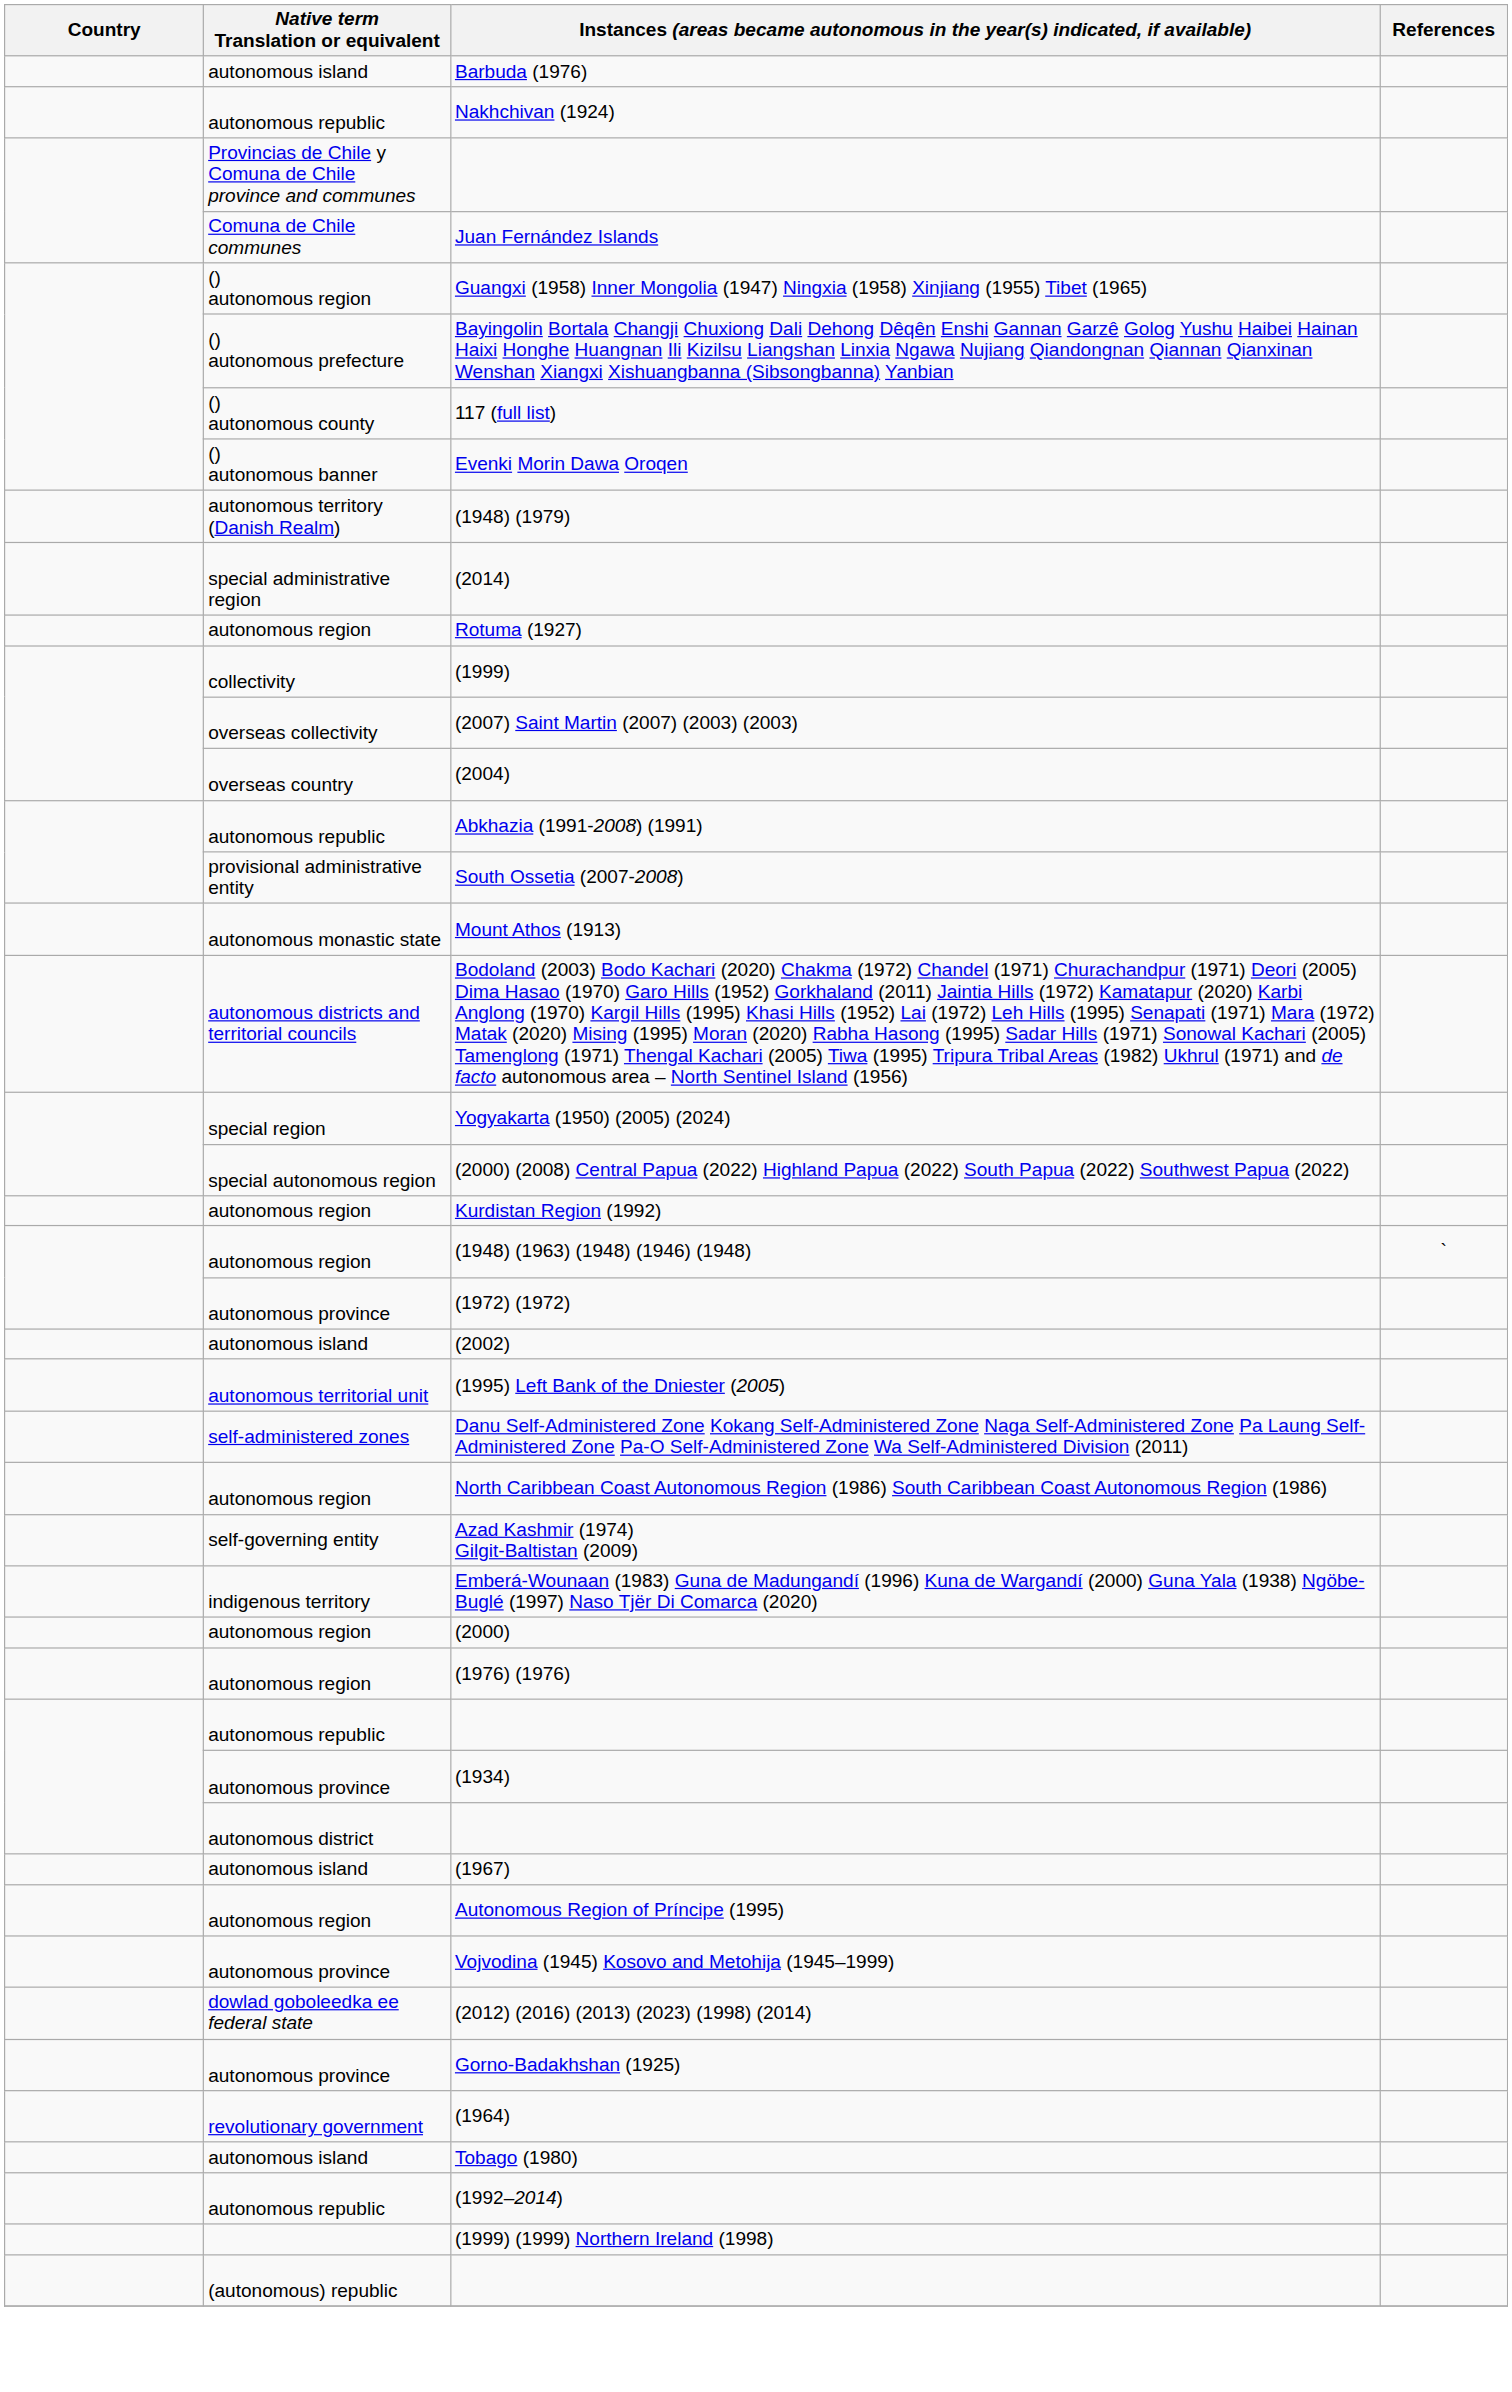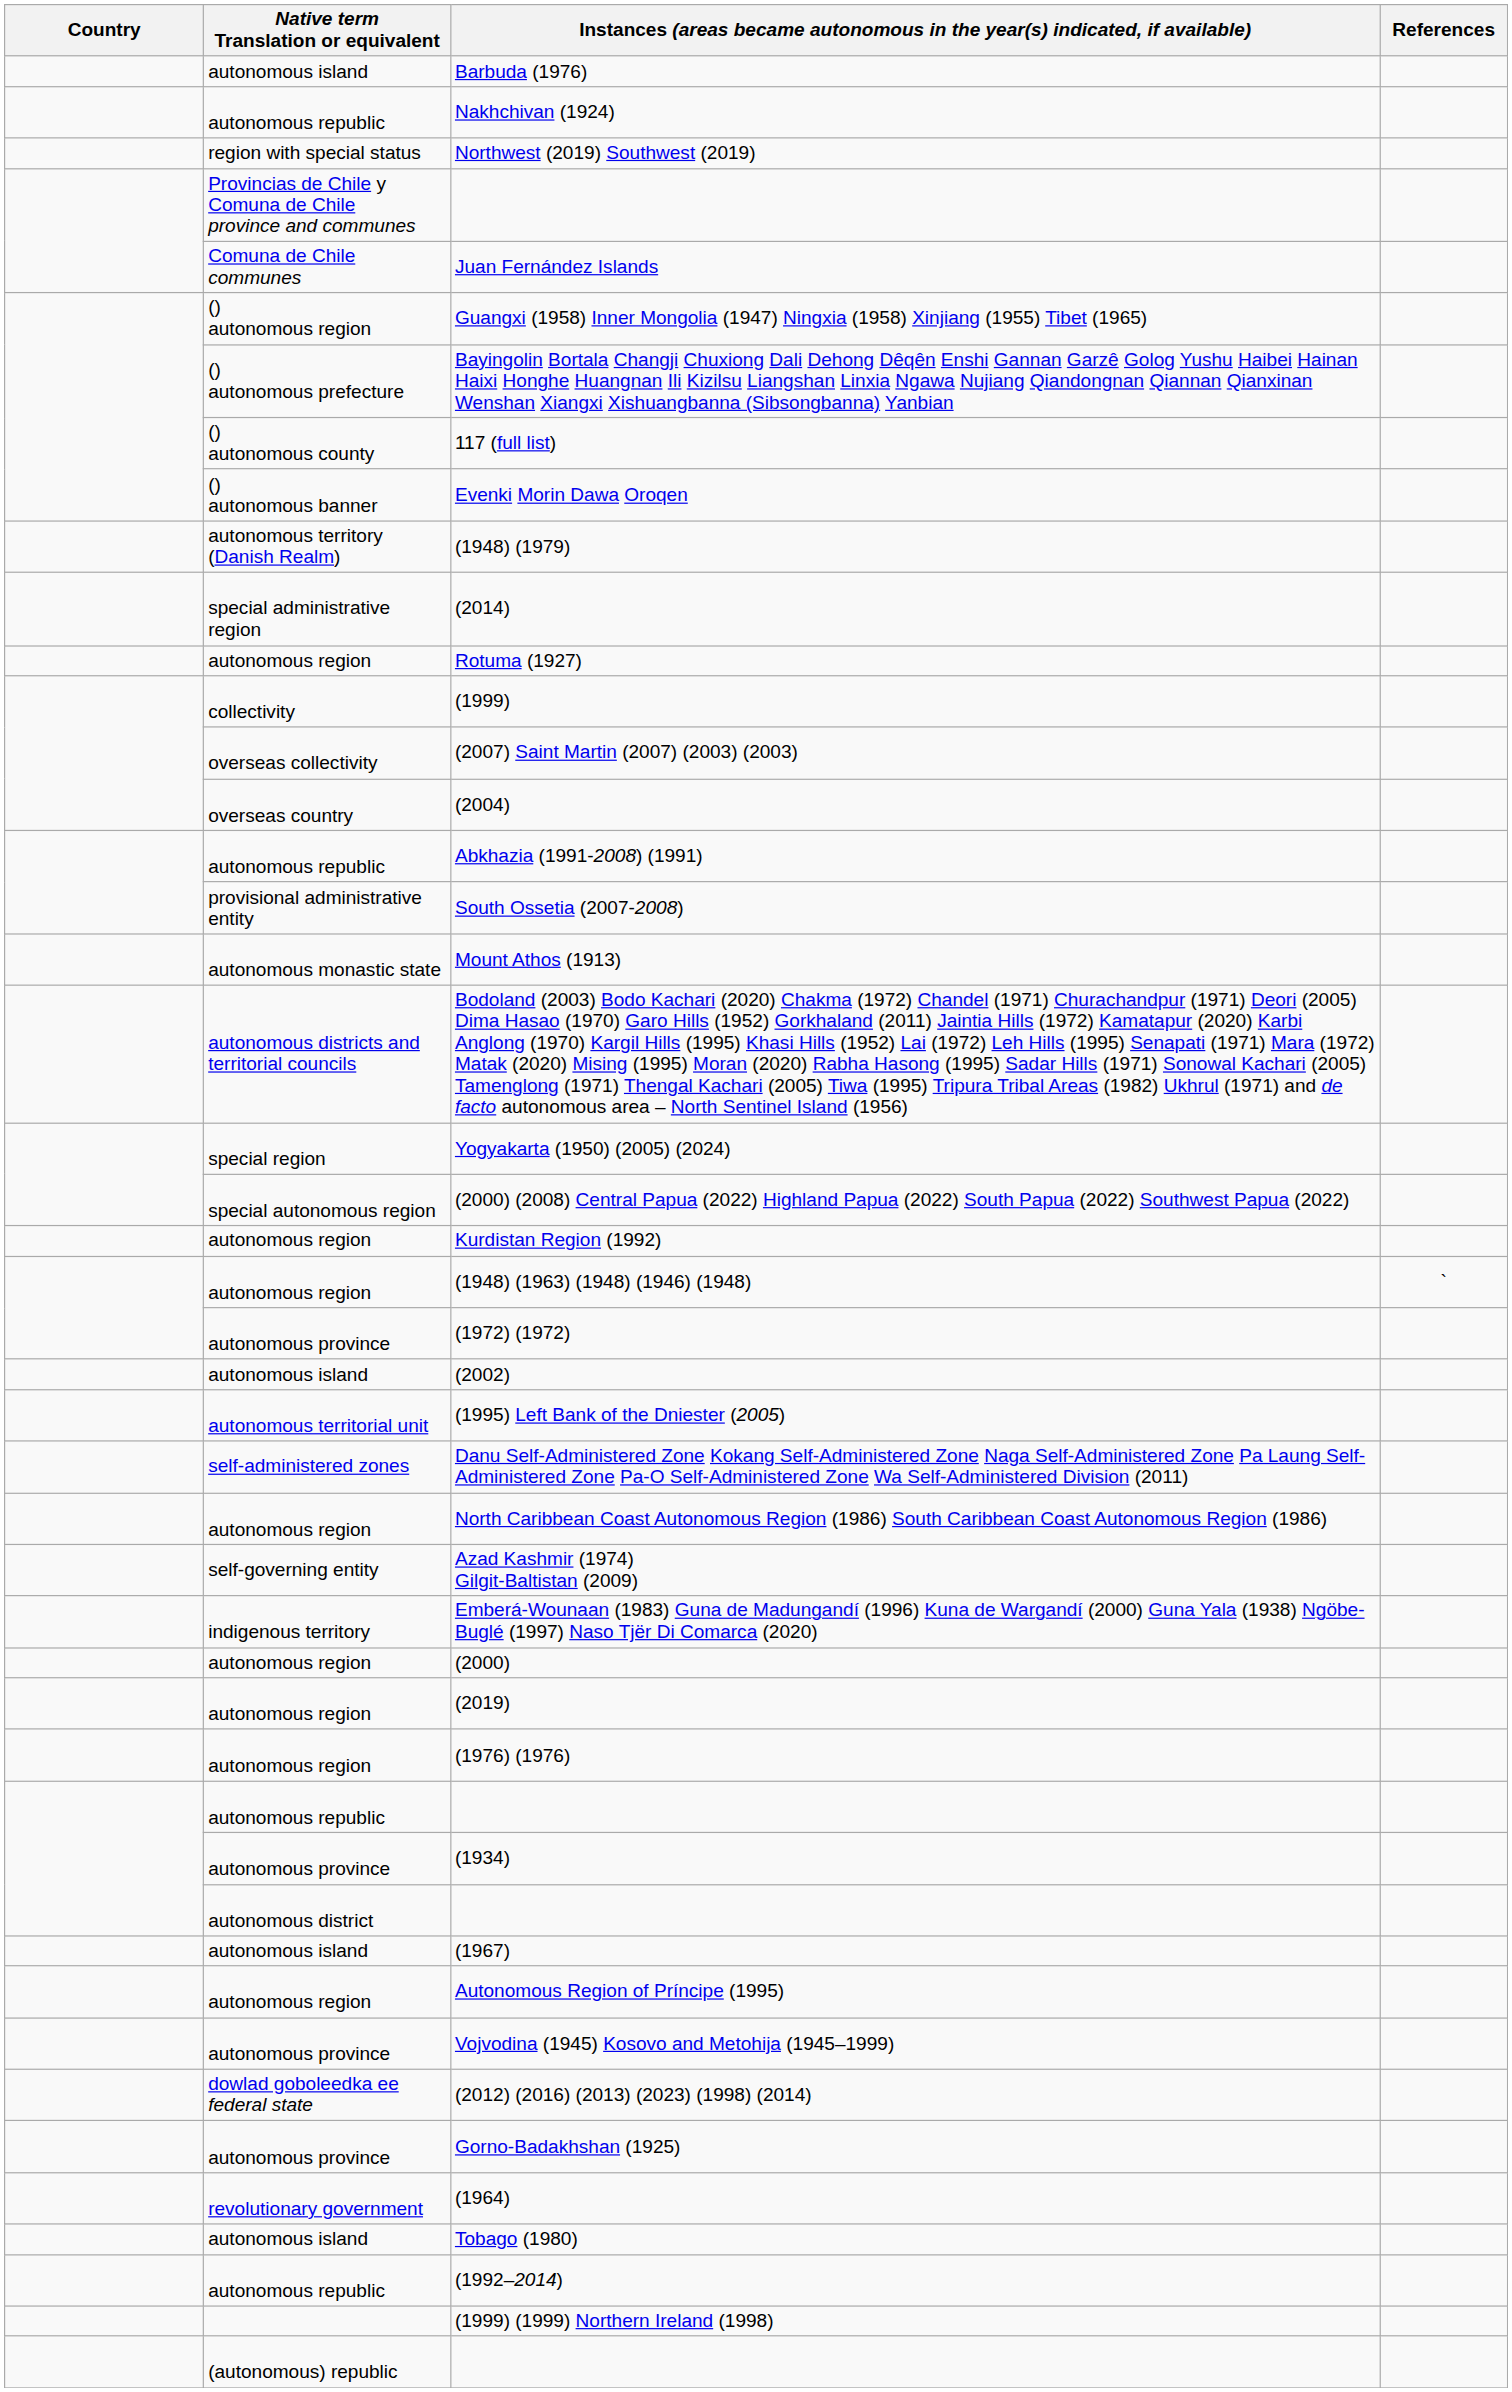+ row: (315, 153)
+ row: (290, 1714)
